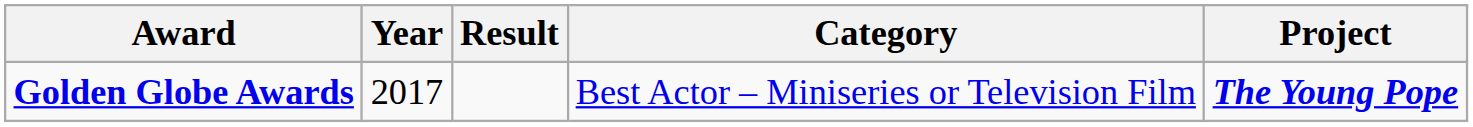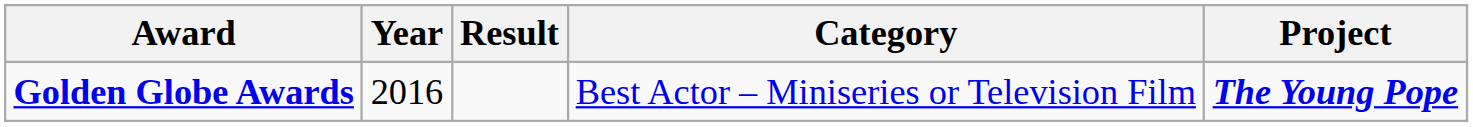(407, 90) 2017 -> (407, 90) 2016
